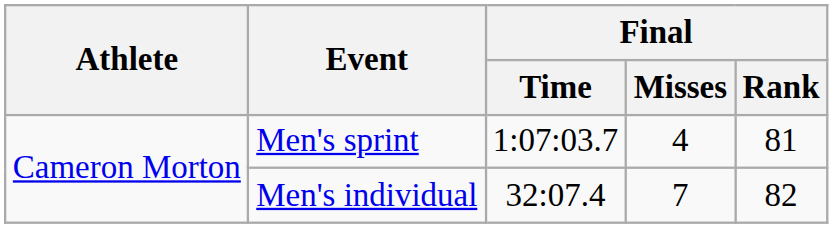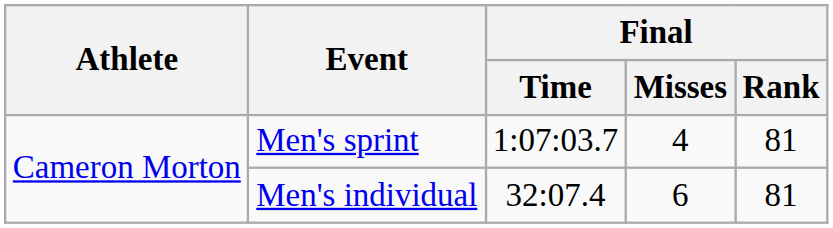(680, 195) 7 -> (680, 195) 6
(781, 195) 82 -> (781, 195) 81
